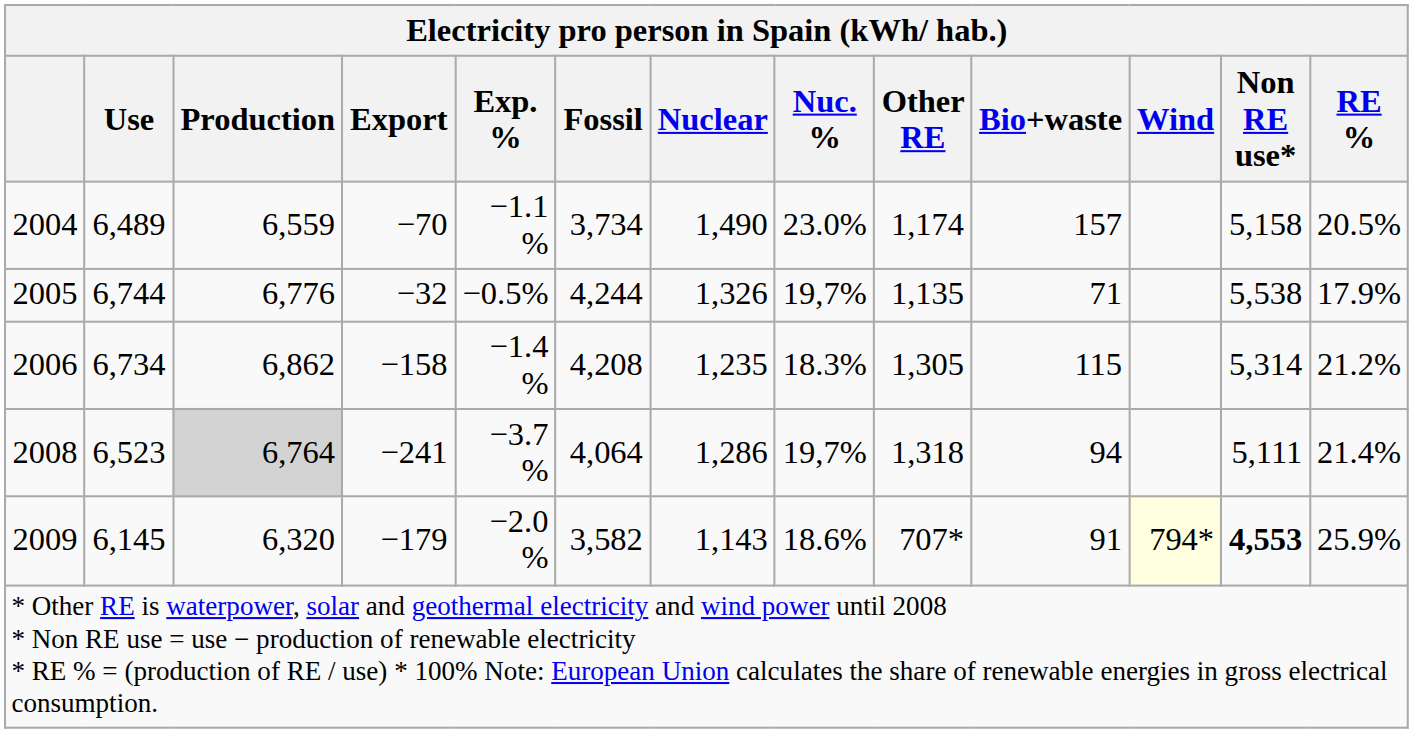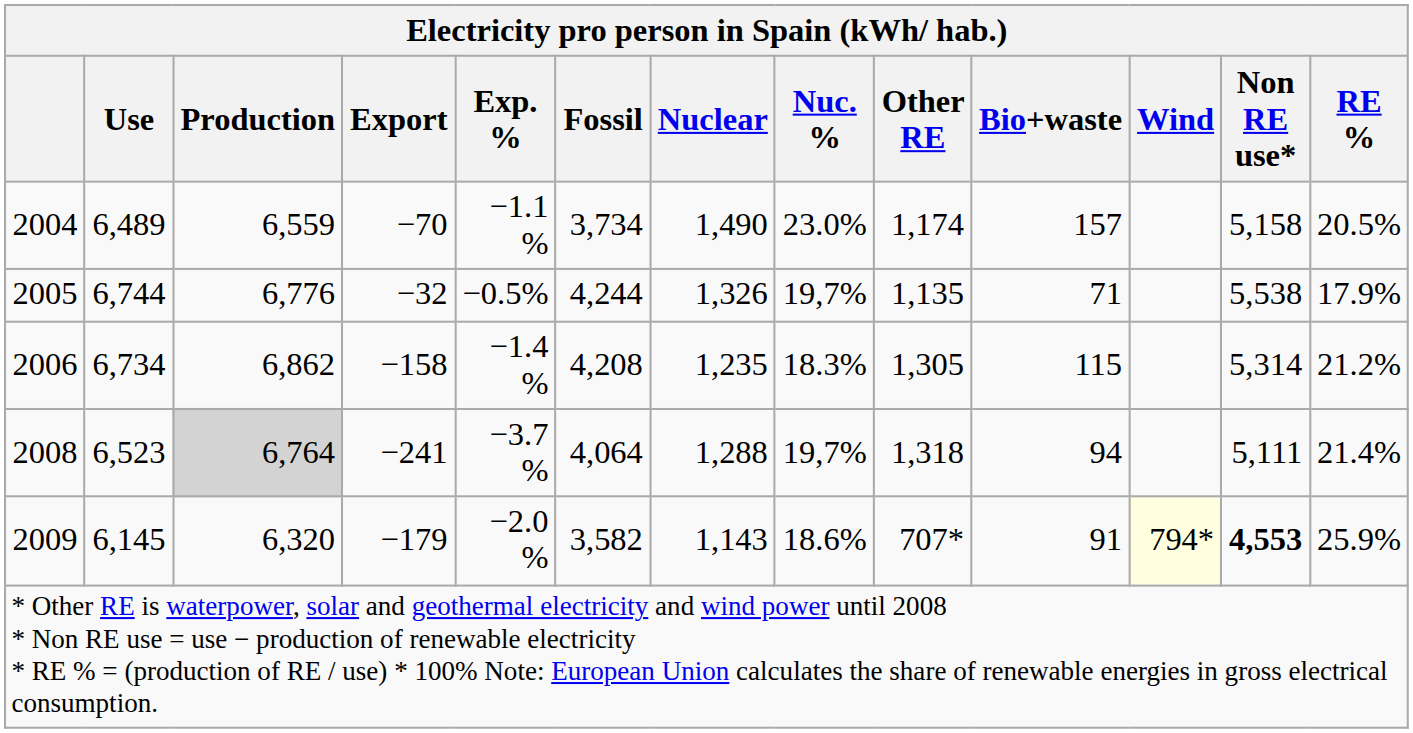(731, 452) 1,286 -> (731, 452) 1,288
